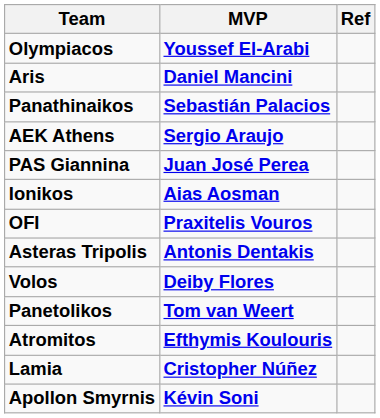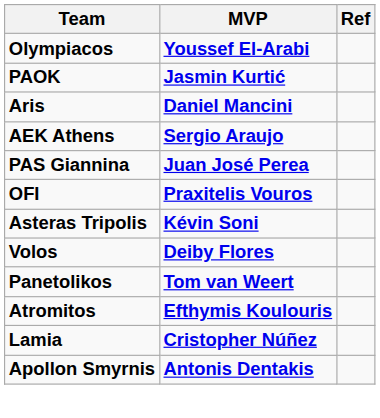+ row: (35, 77)
- row: (71, 106)
- row: (41, 194)
(239, 252) Antonis Dentakis -> (211, 223) Kévin Soni
(211, 398) Kévin Soni -> (239, 369) Antonis Dentakis
